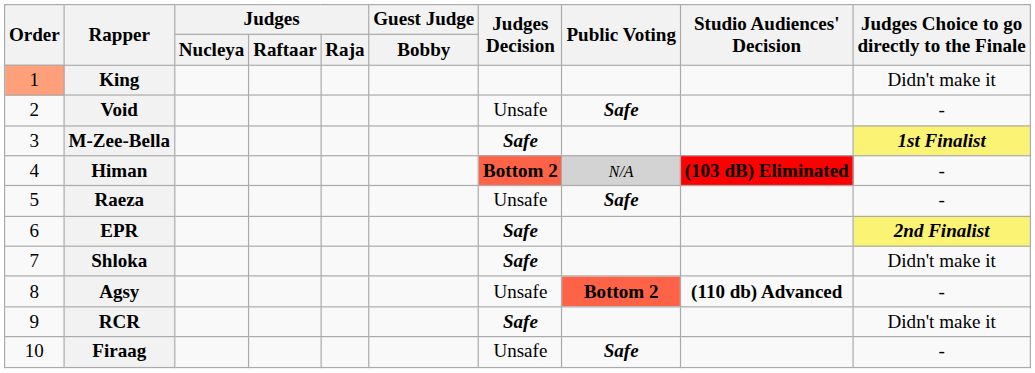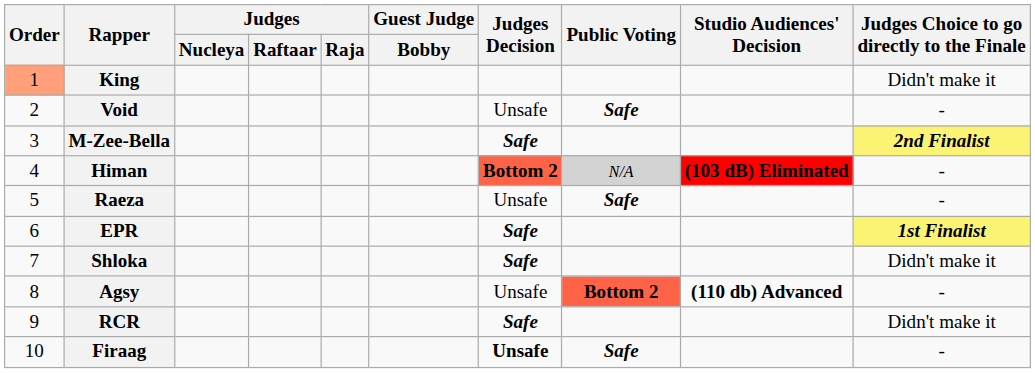(942, 140) 1st Finalist -> (942, 140) 2nd Finalist
(942, 230) 2nd Finalist -> (942, 230) 1st Finalist
(520, 351) normal -> (520, 351) bold
